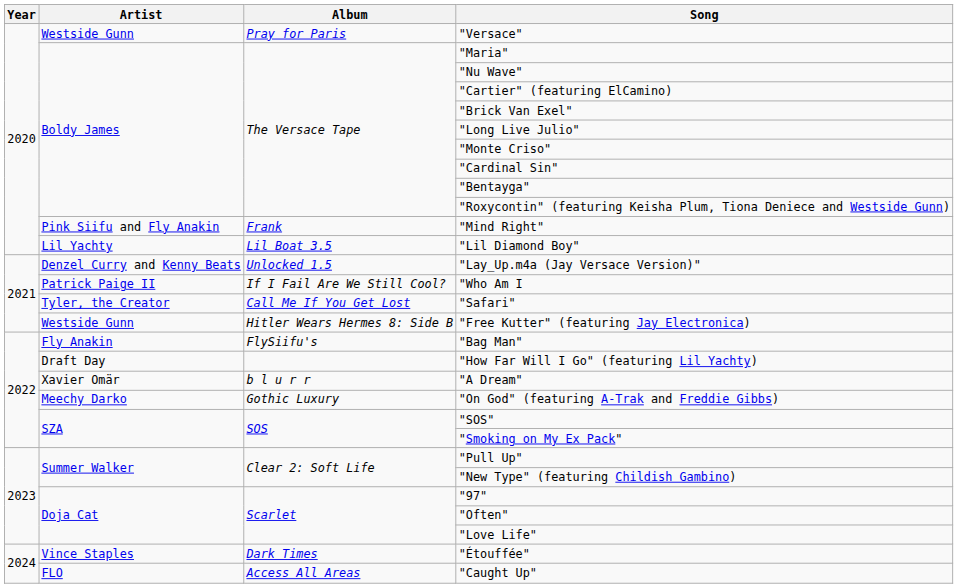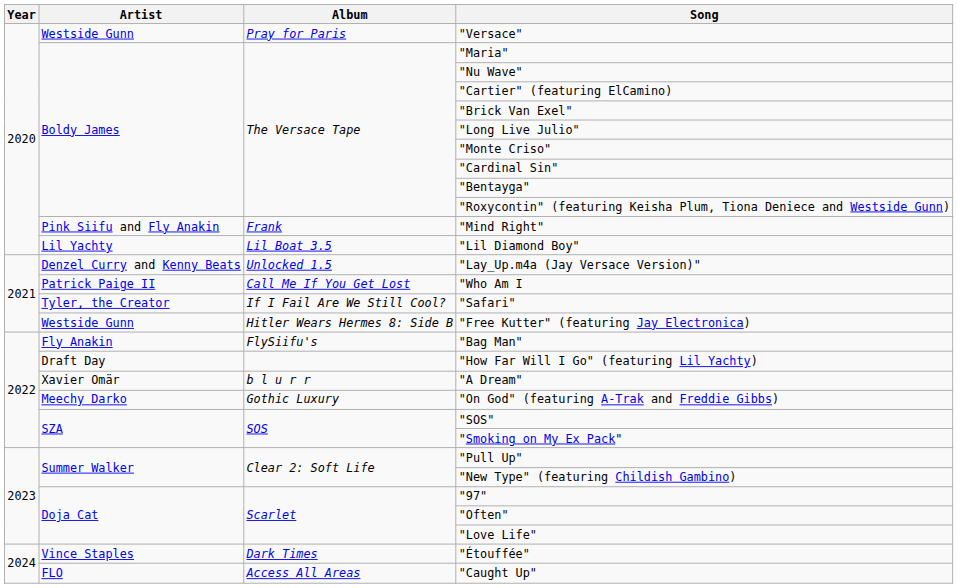(346, 284) If I Fail Are We Still Cool? -> (328, 284) Call Me If You Get Lost
(328, 303) Call Me If You Get Lost -> (346, 303) If I Fail Are We Still Cool?
